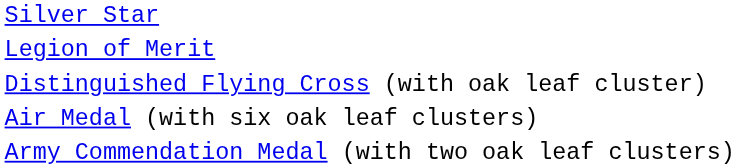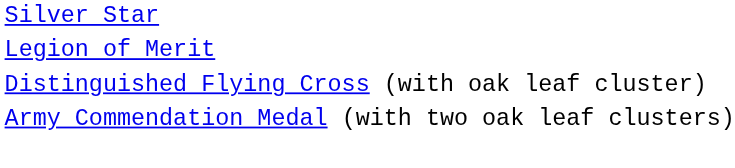- row: (271, 118)
